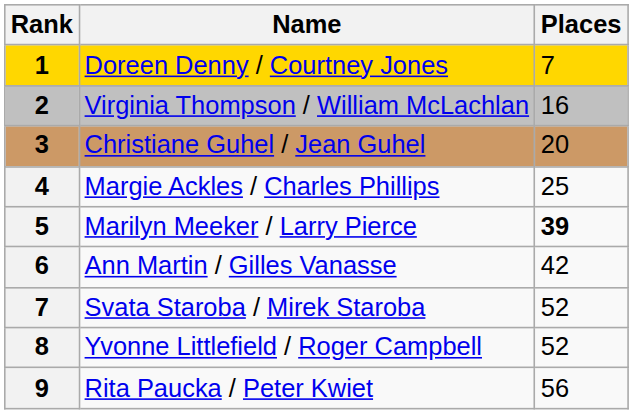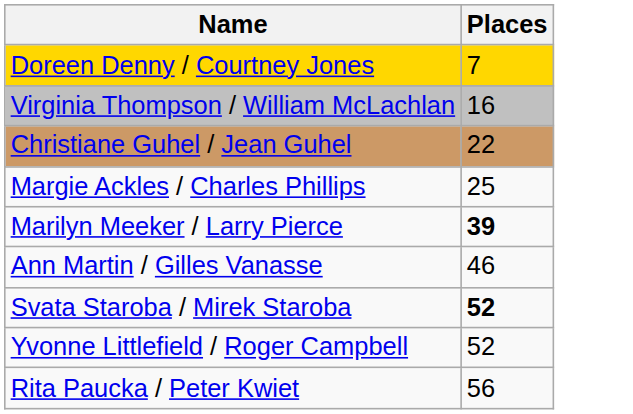- column: (42, 24)
(555, 145) 20 -> (481, 145) 22
(555, 266) 42 -> (481, 266) 46
(555, 307) normal -> (481, 307) bold
